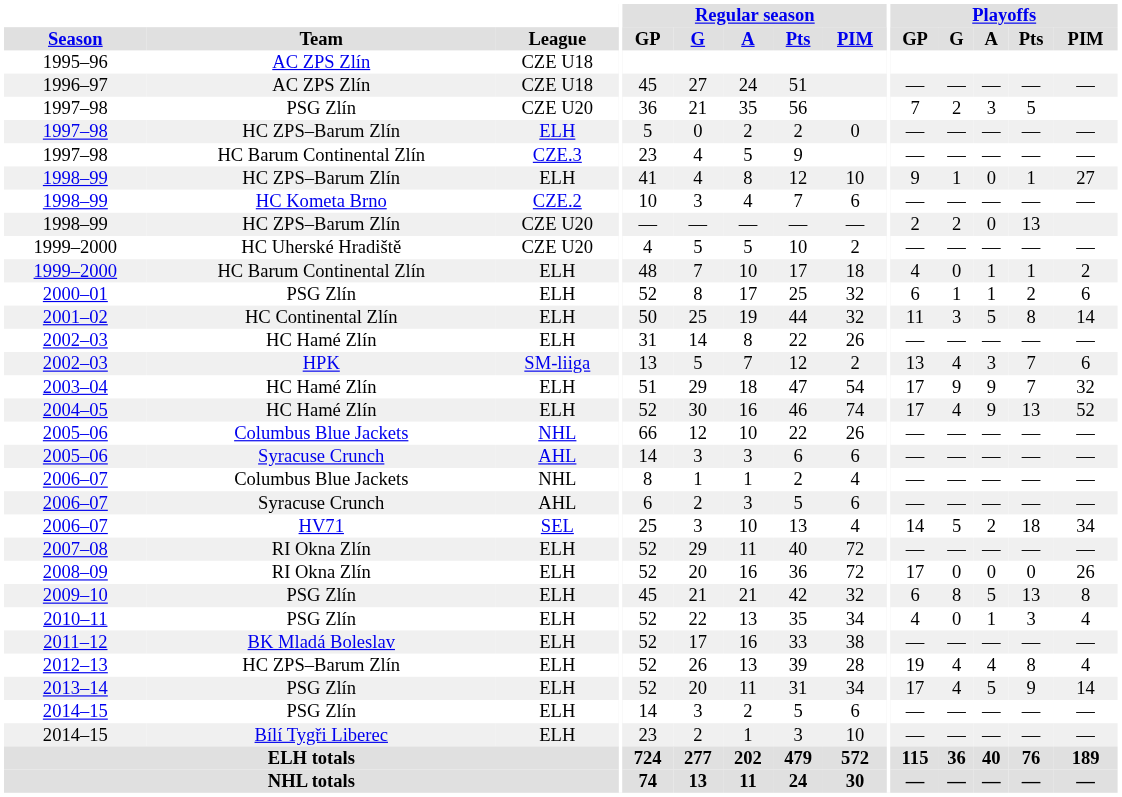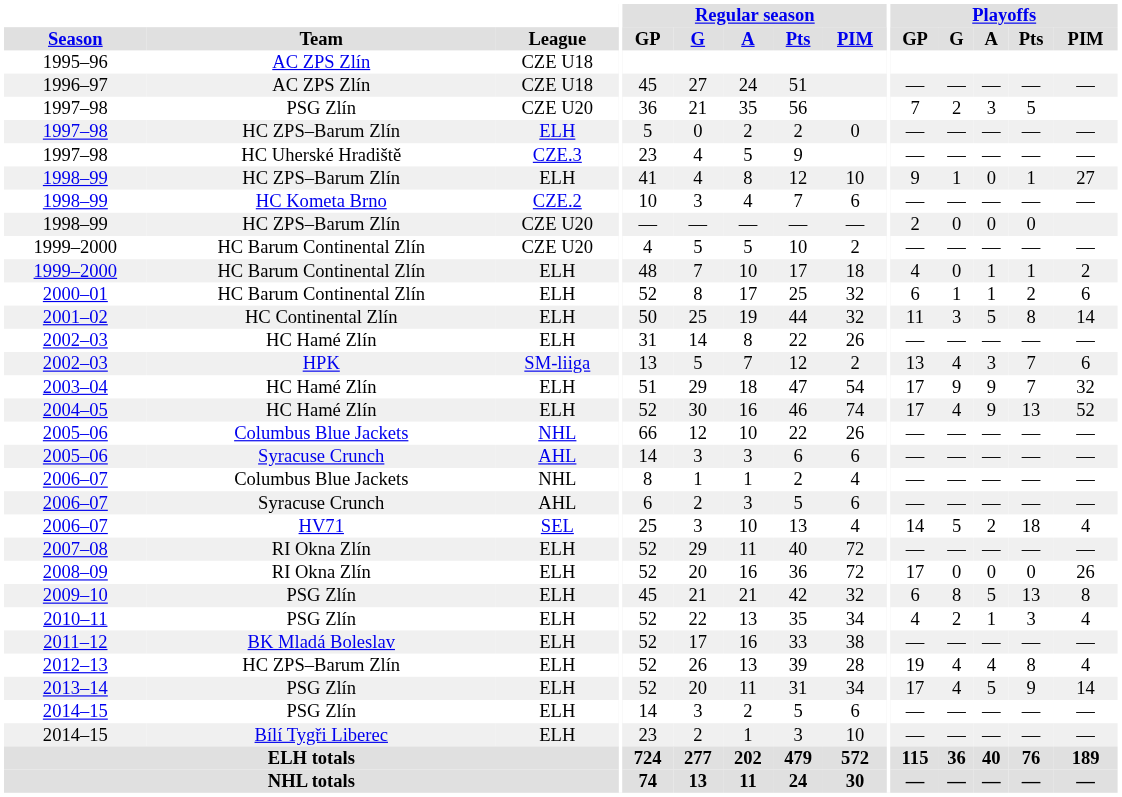(321, 154) HC Barum Continental Zlín -> (321, 154) HC Uherské Hradiště
(957, 224) 2 -> (957, 224) 0
(1031, 224) 13 -> (1031, 224) 0
(321, 247) HC Uherské Hradiště -> (321, 247) HC Barum Continental Zlín
(321, 293) PSG Zlín -> (321, 293) HC Barum Continental Zlín
(1086, 525) 34 -> (1086, 525) 4
(957, 618) 0 -> (957, 618) 2
